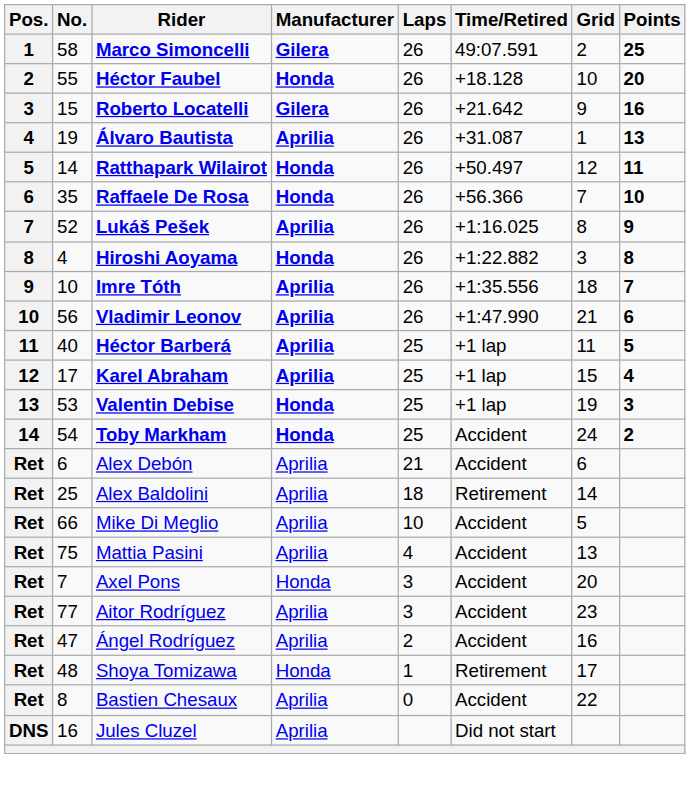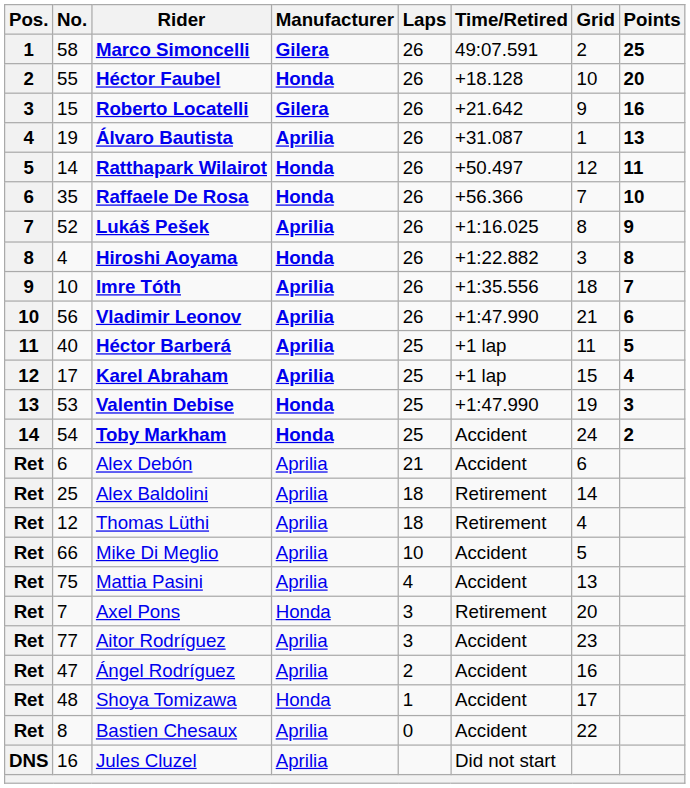(481, 404) +1 lap -> (497, 404) +1:47.990
+ row: (152, 523)
(491, 582) Accident -> (501, 612) Retirement
(501, 671) Retirement -> (491, 700) Accident
